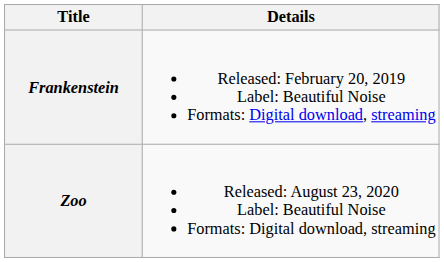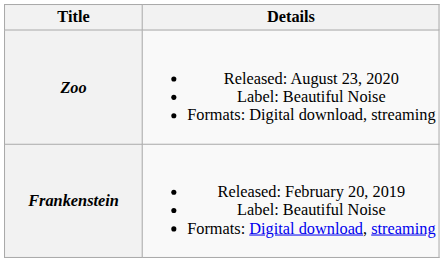rows swapped: (74, 87) <-> (74, 200)
